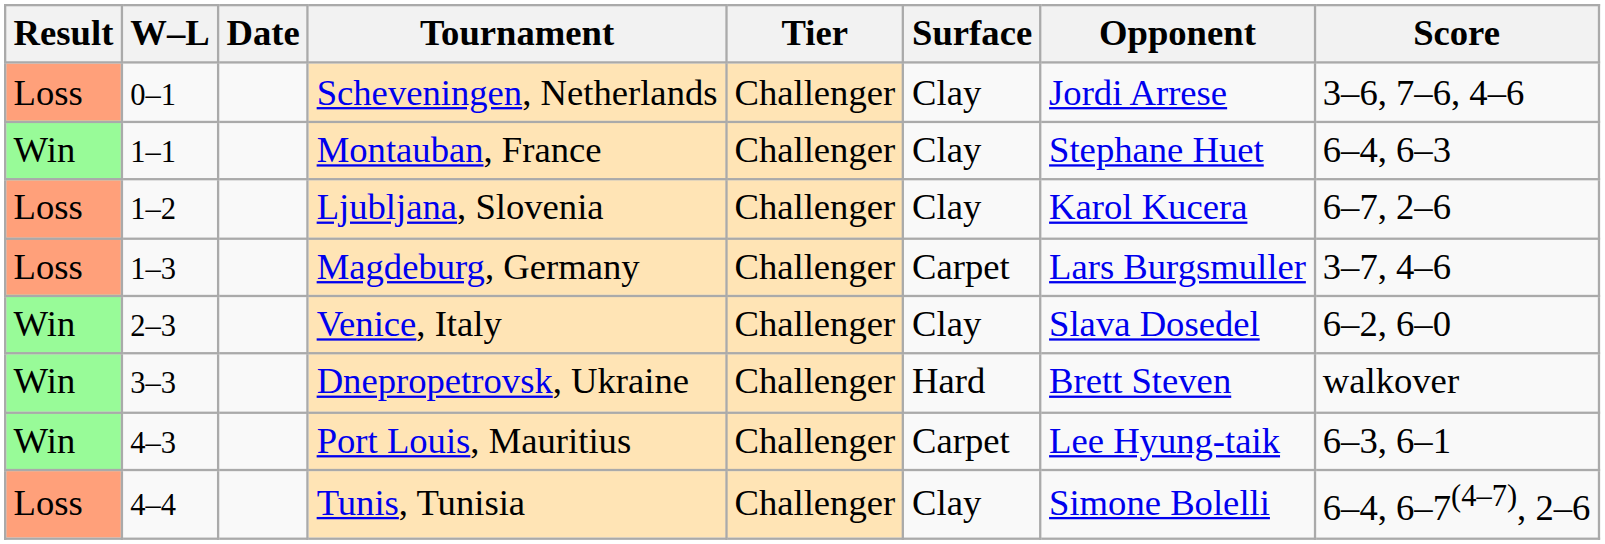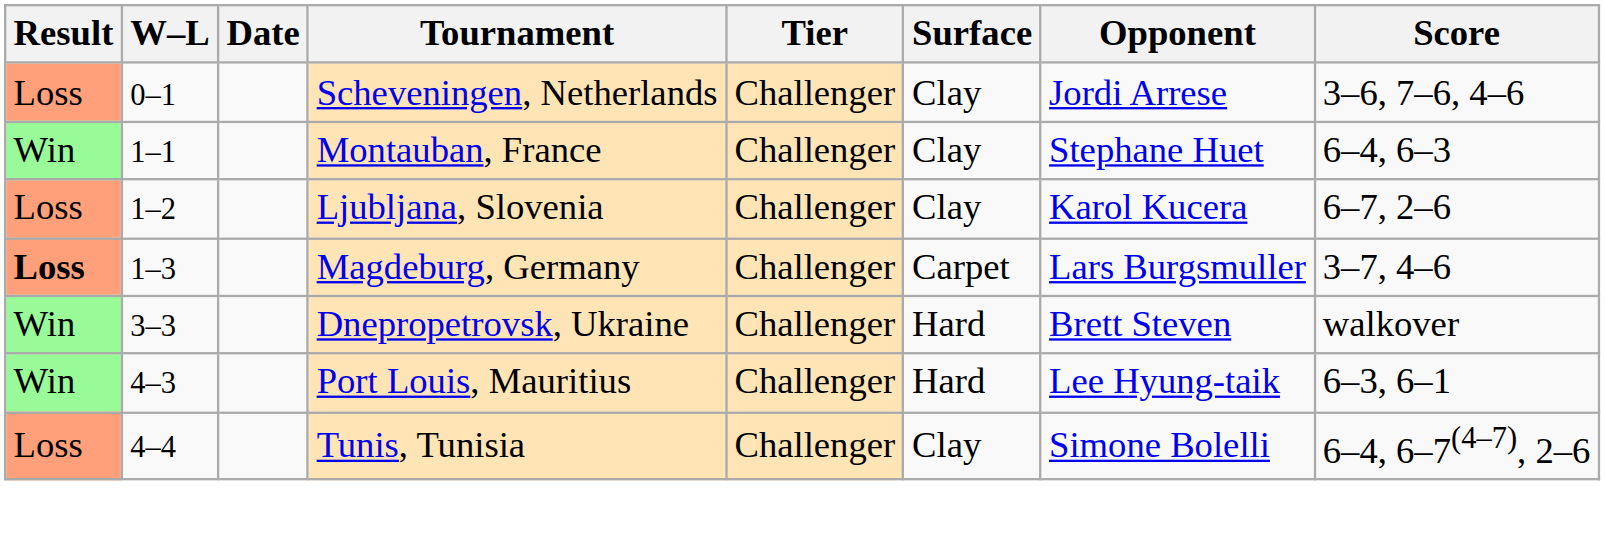(48, 265) normal -> (49, 265) bold
- row: (409, 324)
(961, 440) Carpet -> (949, 382) Hard
